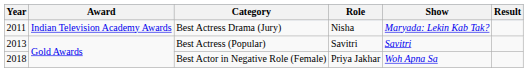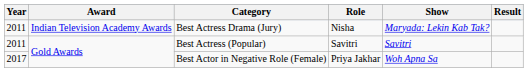(17, 43) 2013 -> (16, 43) 2011
(17, 59) 2018 -> (17, 59) 2017
